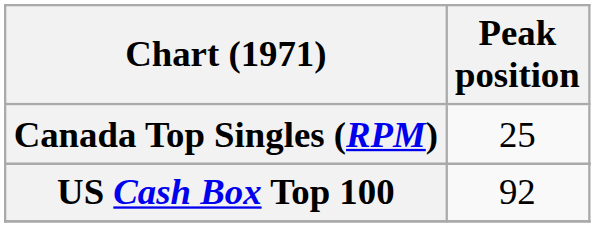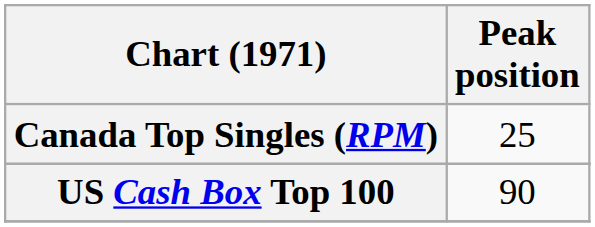(517, 191) 92 -> (517, 191) 90
